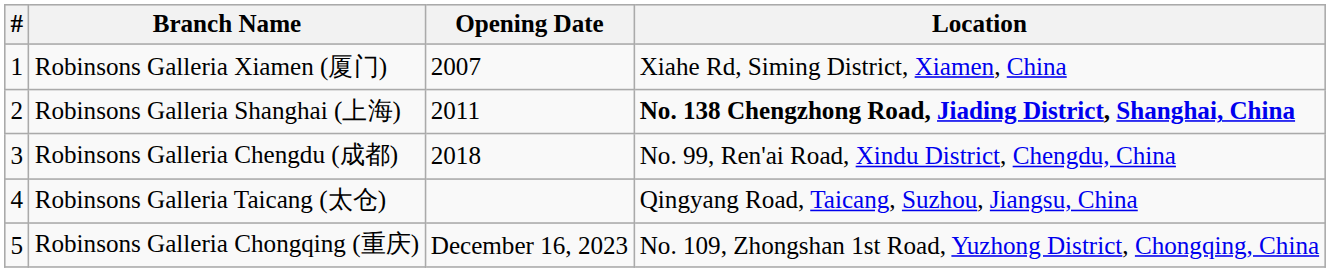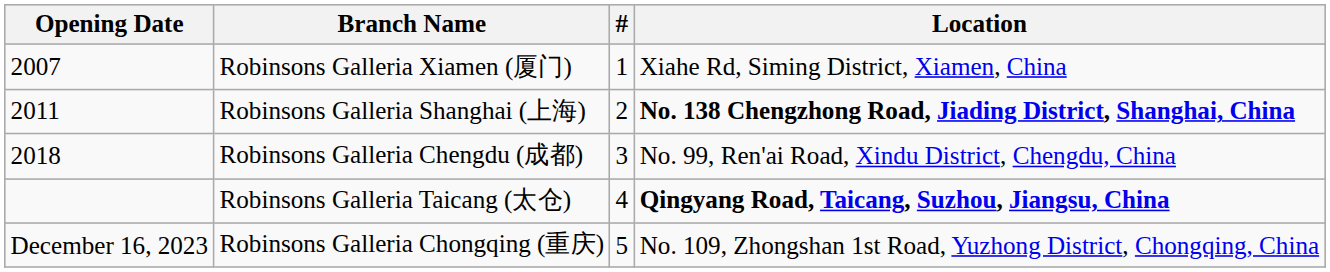columns swapped: (17, 24) <-> (529, 24)
(889, 200) normal -> (905, 200) bold
